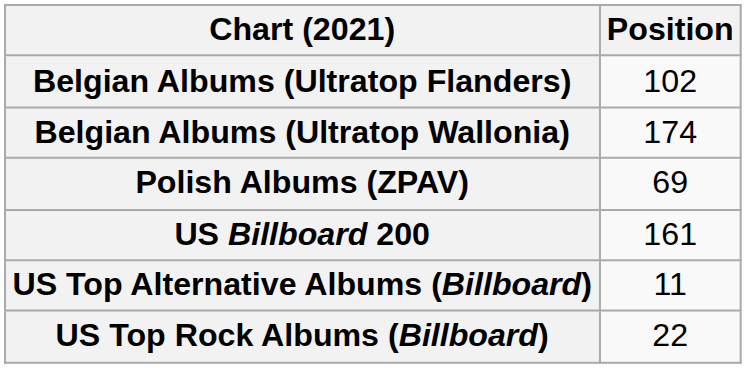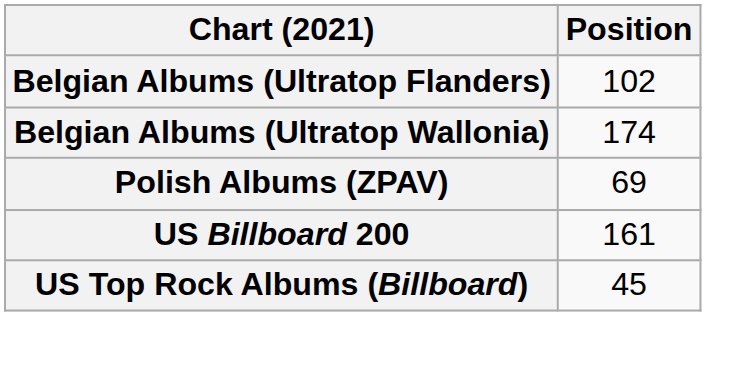- row: (302, 285)
(670, 336) 22 -> (629, 285) 45
